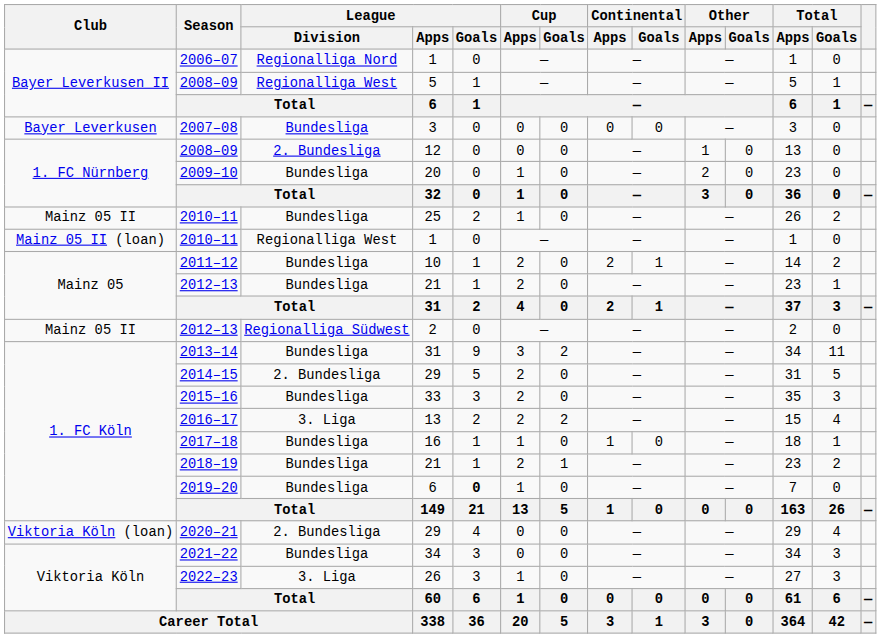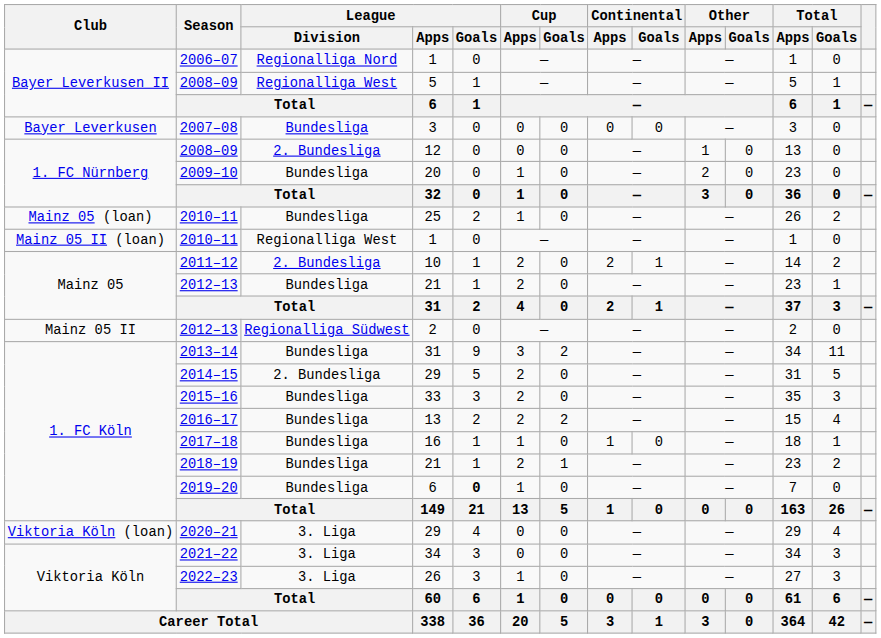(90, 218) Mainz 05 II -> (91, 218) Mainz 05 (loan)
(327, 263) Bundesliga -> (327, 263) 2. Bundesliga
(327, 420) 3. Liga -> (327, 420) Bundesliga
(327, 532) 2. Bundesliga -> (327, 532) 3. Liga
(327, 555) Bundesliga -> (327, 555) 3. Liga
